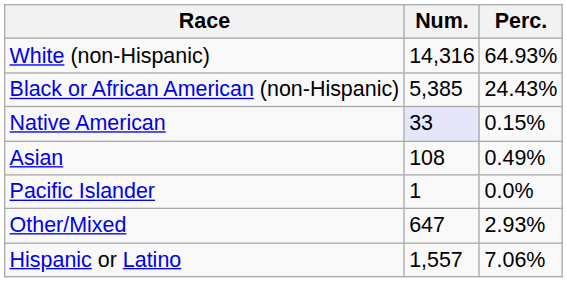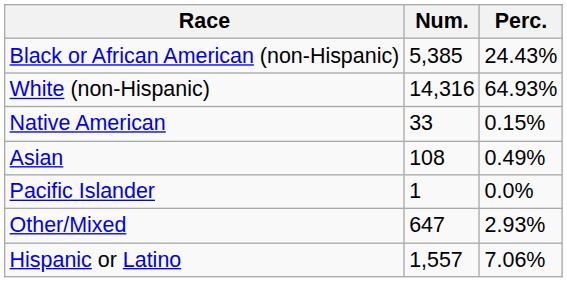rows swapped: (110, 55) <-> (204, 89)
(421, 123) lavender background -> (421, 123) no background
